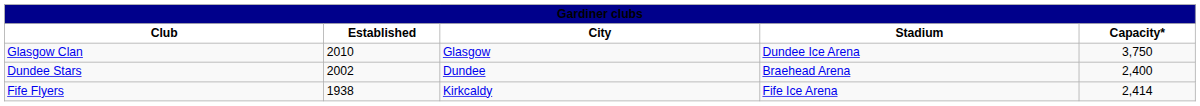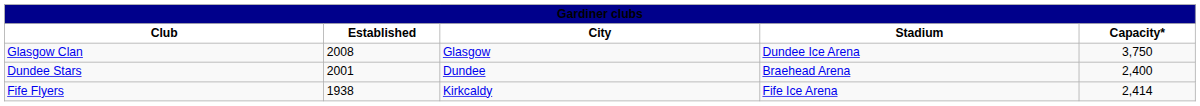(340, 52) 2010 -> (340, 52) 2008
(340, 71) 2002 -> (340, 71) 2001
